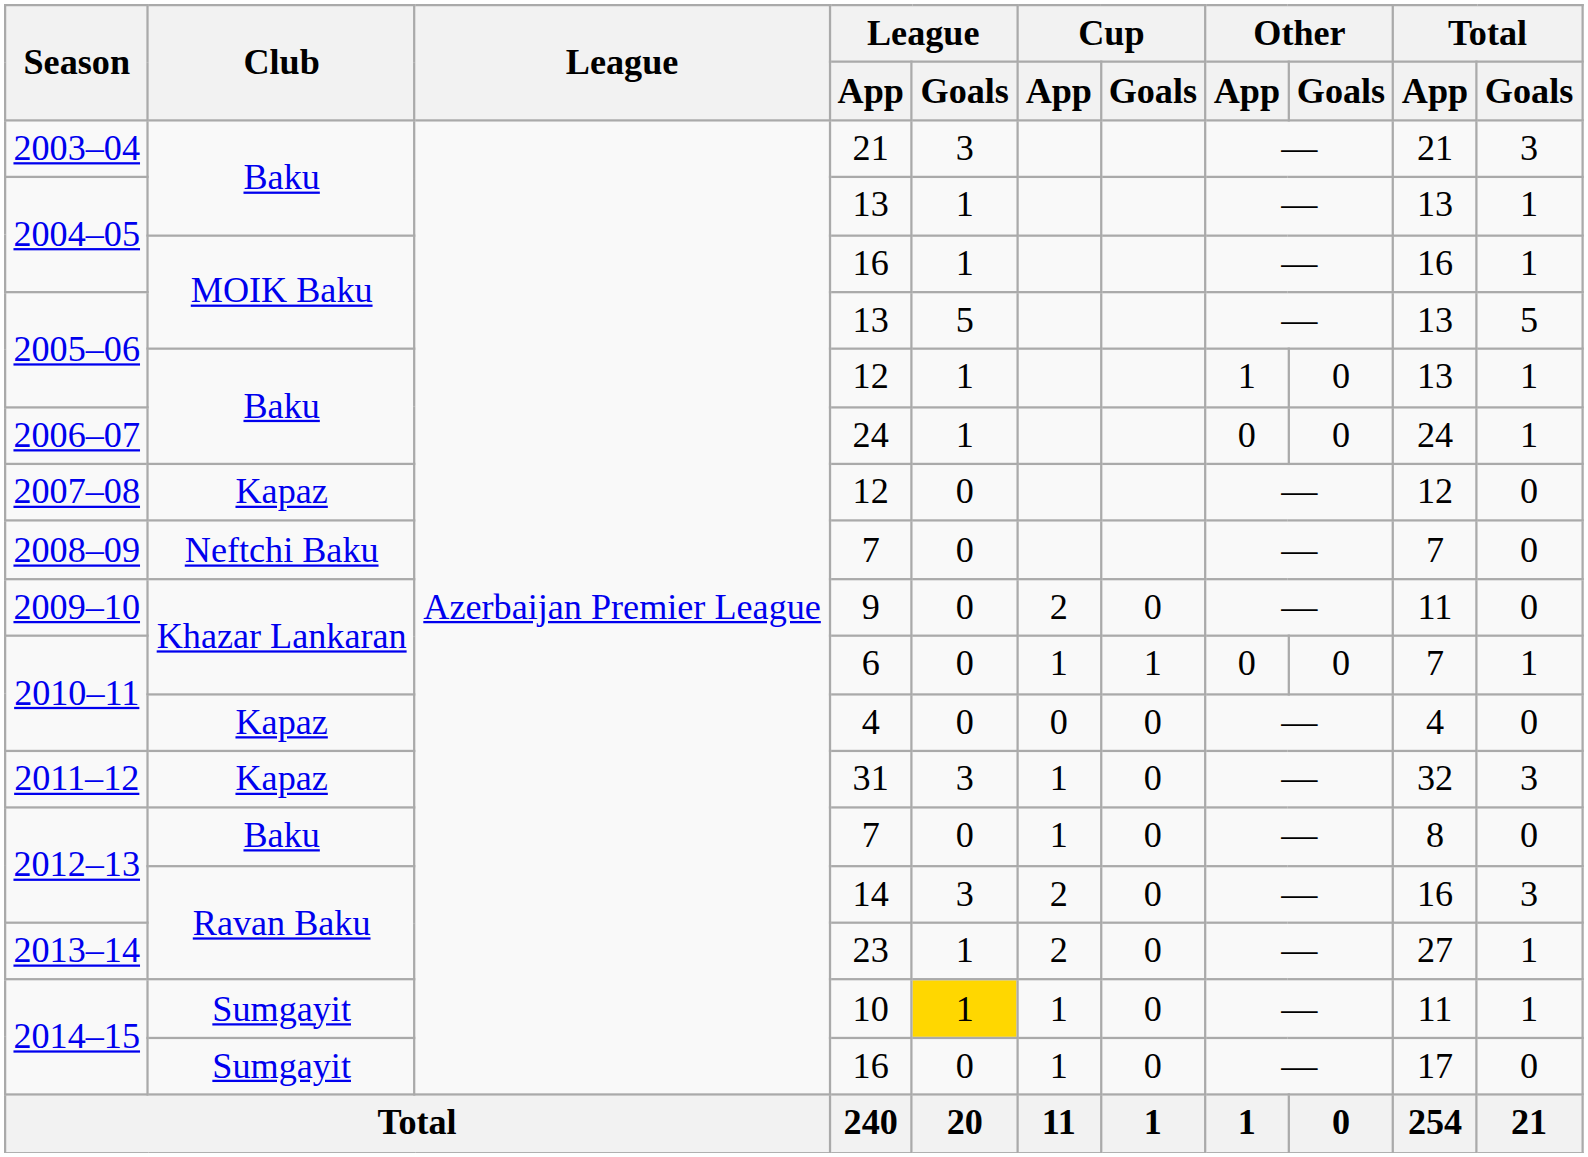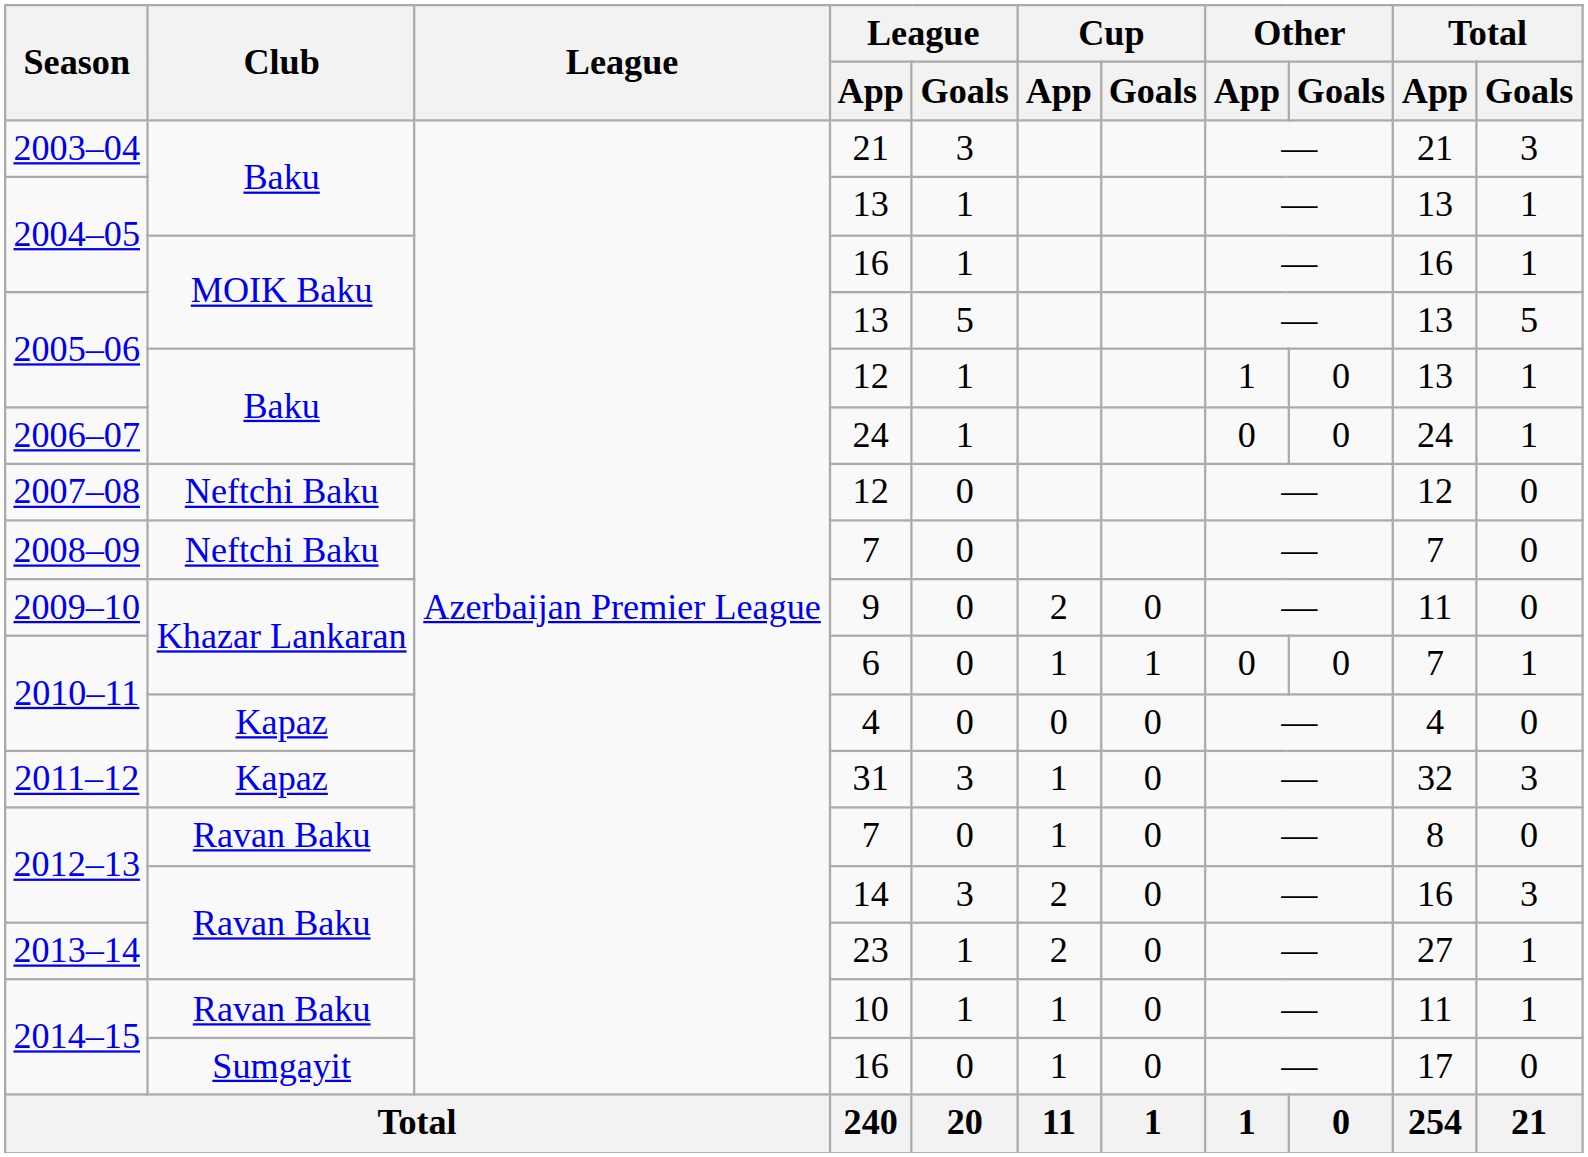(282, 491) Kapaz -> (282, 491) Neftchi Baku
(282, 836) Baku -> (282, 836) Ravan Baku
(282, 1008) Sumgayit -> (282, 1008) Ravan Baku
(965, 1008) gold background -> (965, 1008) no background
